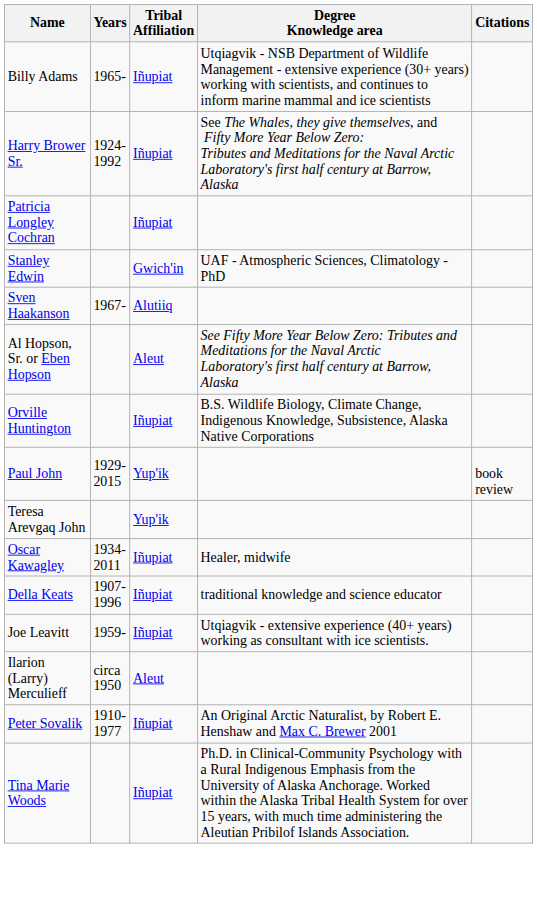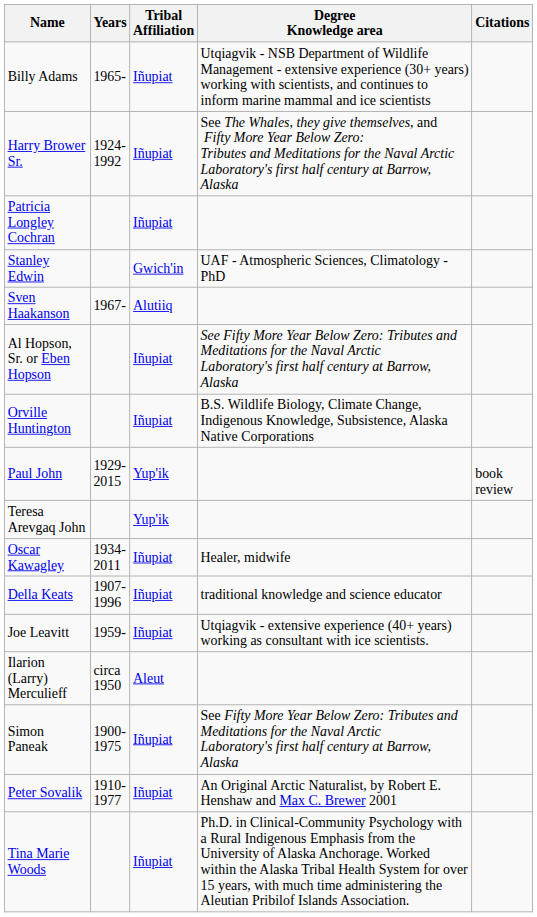(149, 359) Aleut -> (153, 359) Iñupiat
+ row: (28, 739)
